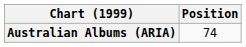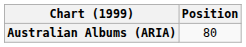(210, 33) 74 -> (210, 33) 80
